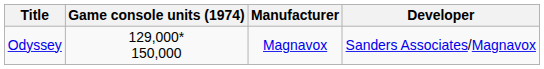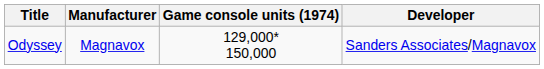columns swapped: (156, 15) <-> (295, 15)
